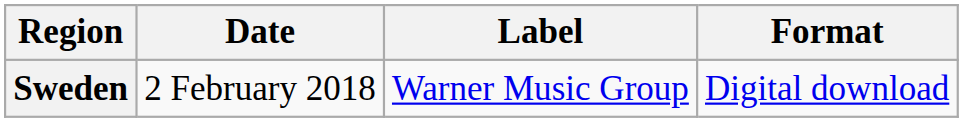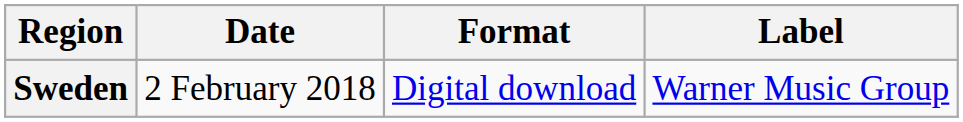columns swapped: (827, 32) <-> (540, 32)
